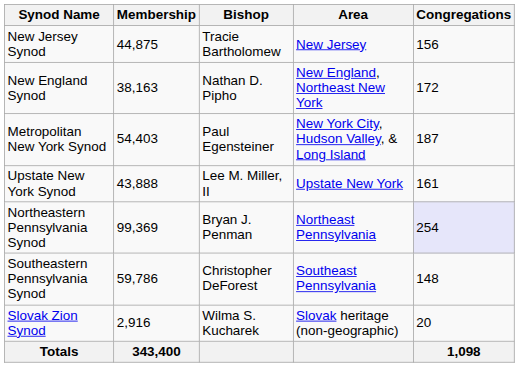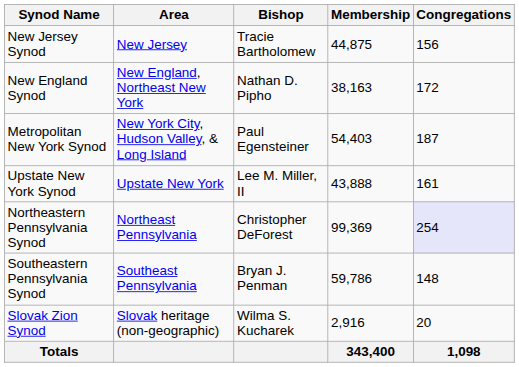columns swapped: (353, 15) <-> (156, 15)
(227, 227) Bryan J. Penman -> (272, 227) Christopher DeForest
(237, 279) Christopher DeForest -> (262, 279) Bryan J. Penman
